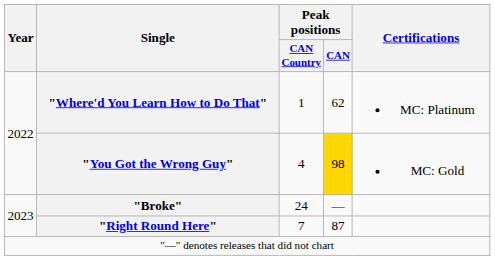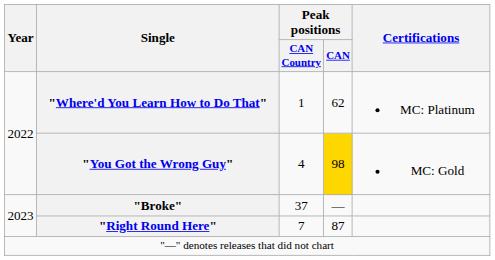(301, 205) 24 -> (301, 205) 37
